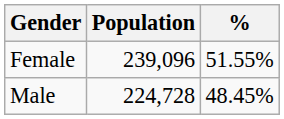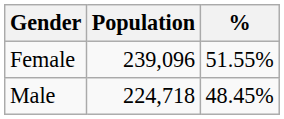(159, 96) 224,728 -> (159, 96) 224,718
